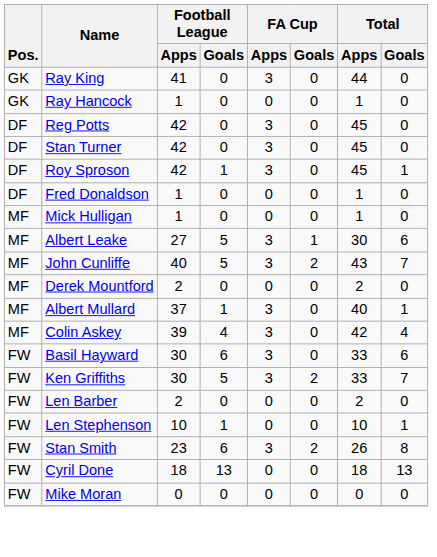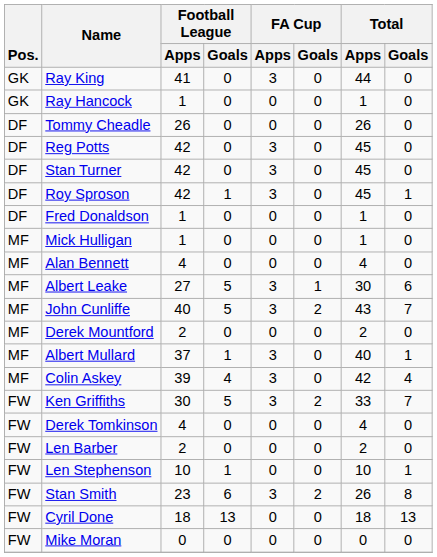+ row: (98, 124)
+ row: (87, 263)
- row: (92, 355)
+ row: (101, 424)
